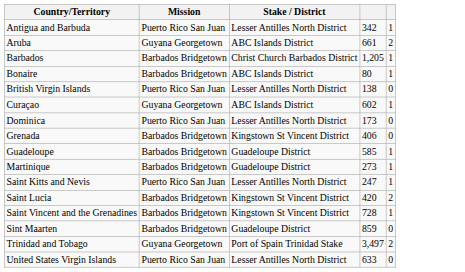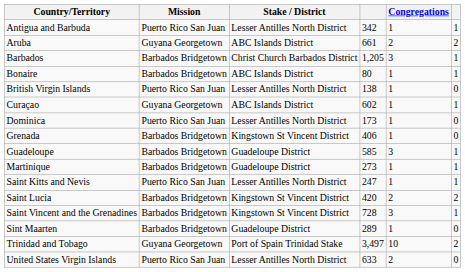+ column: (419, 12)
(369, 228) 859 -> (369, 228) 289
